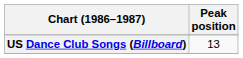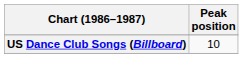(214, 44) 13 -> (214, 44) 10
